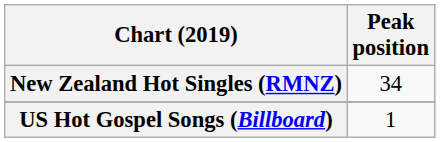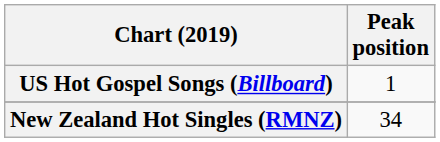rows swapped: (176, 83) <-> (176, 119)
